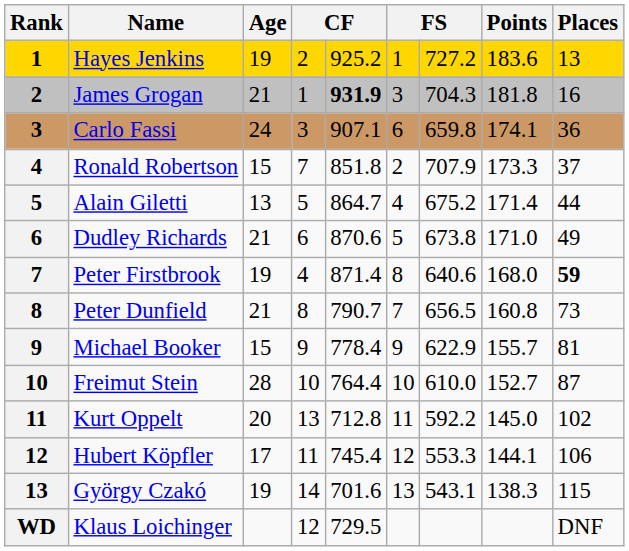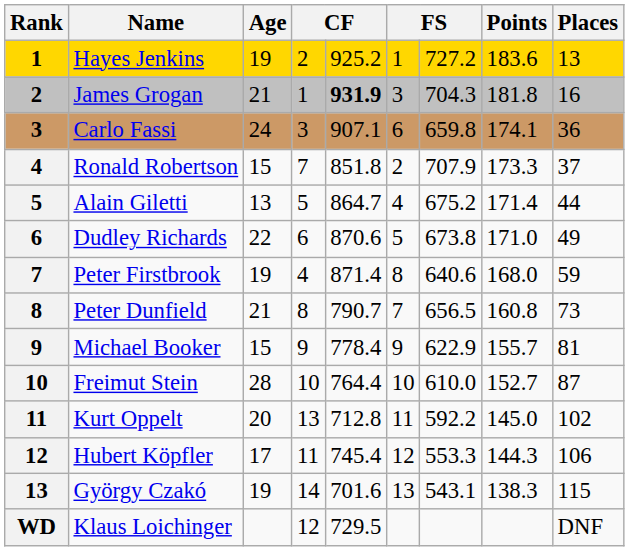(260, 238) 21 -> (260, 238) 22
(569, 274) bold -> (569, 274) normal
(512, 454) 144.1 -> (512, 454) 144.3
